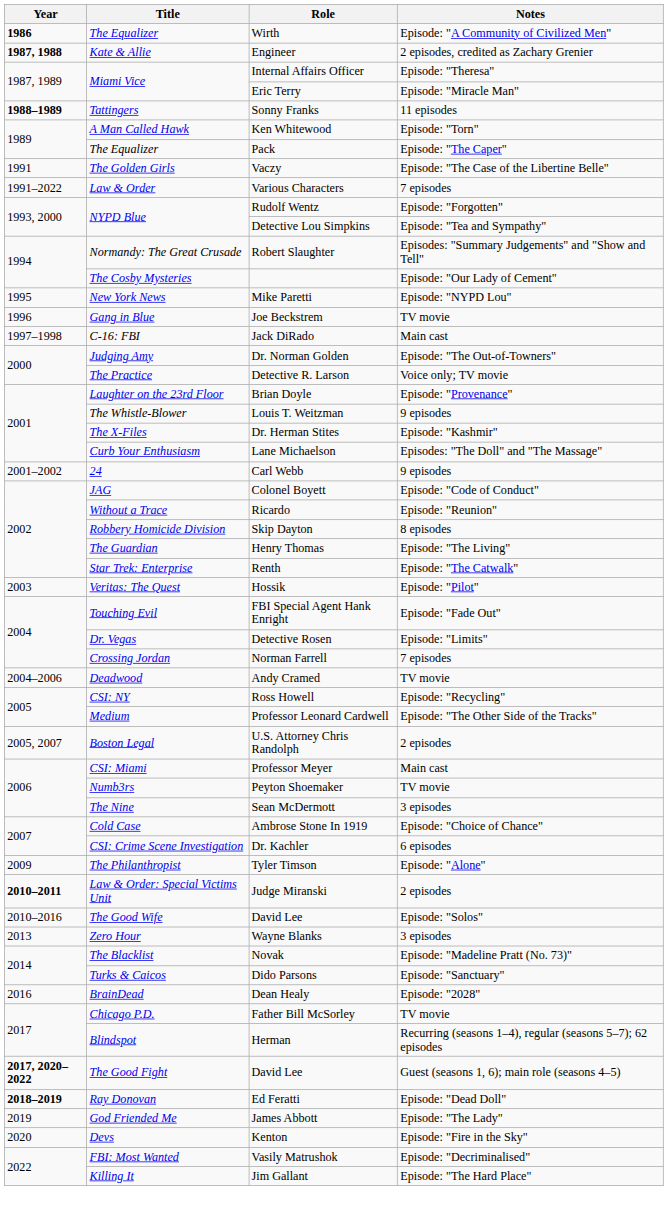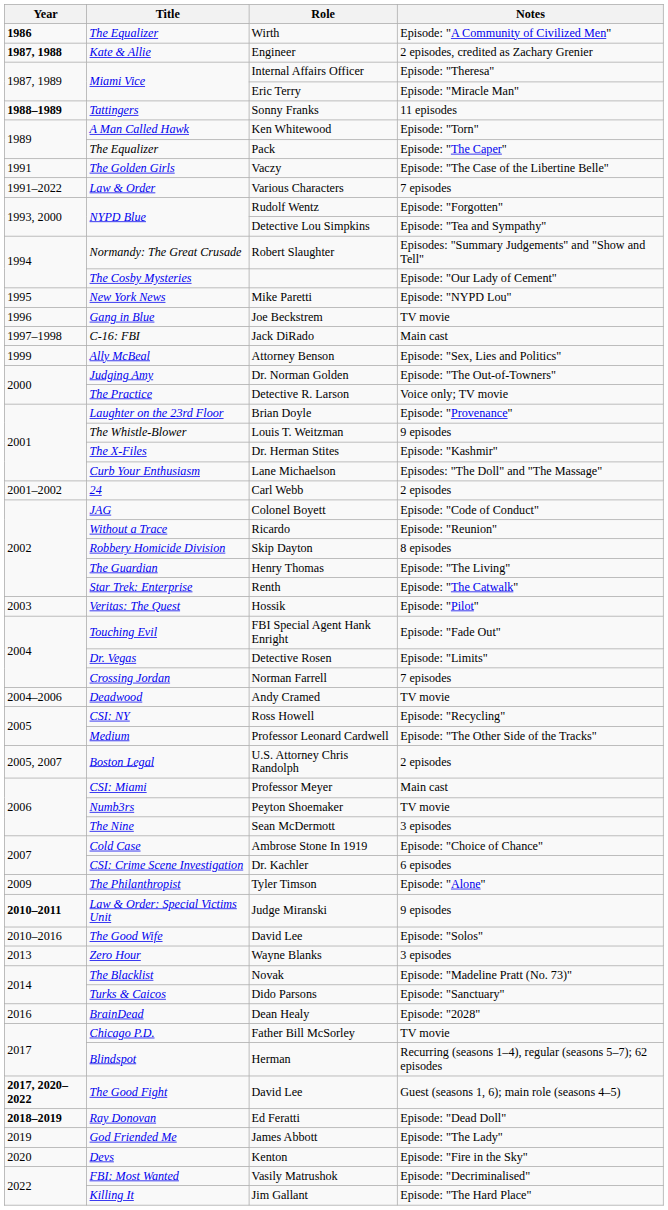+ row: (120, 355)
(426, 471) 9 episodes -> (426, 490) 2 episodes
(426, 891) 2 episodes -> (426, 910) 9 episodes
